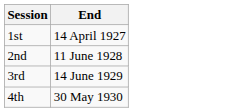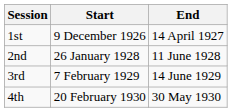+ column: (100, 14)
